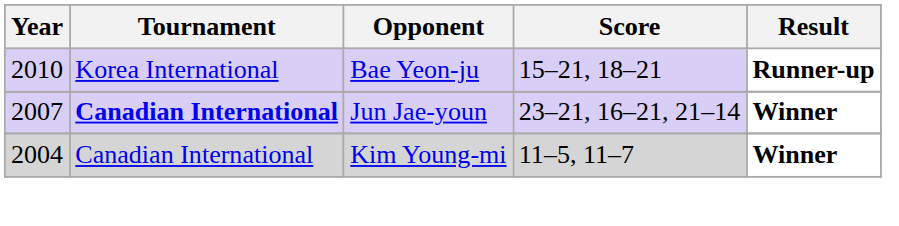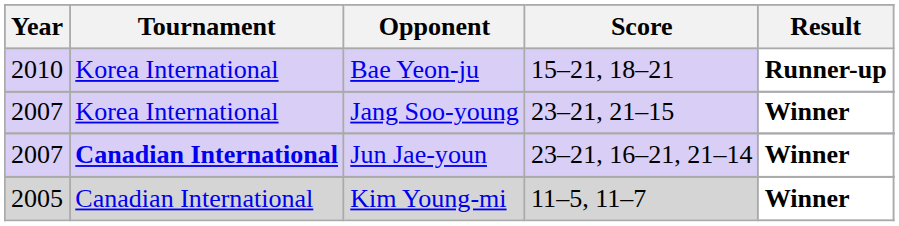+ row: (435, 112)
(37, 155) 2004 -> (37, 198) 2005
